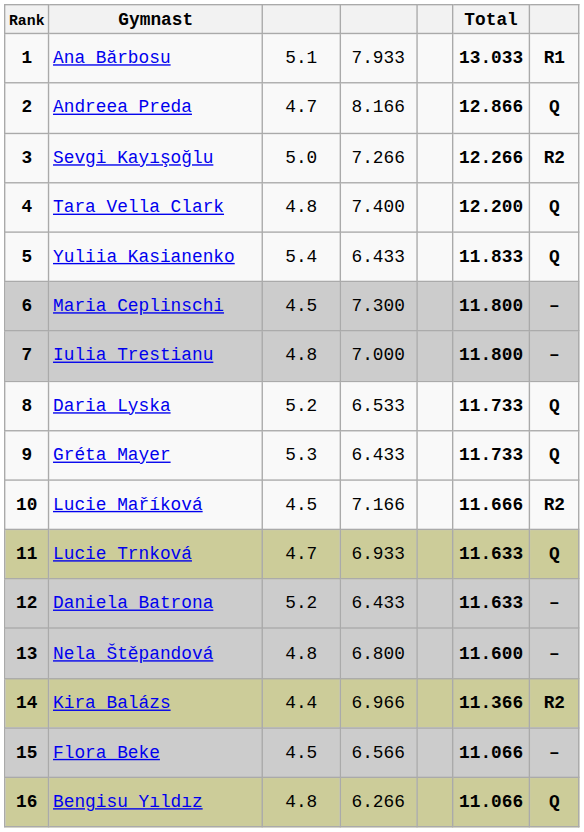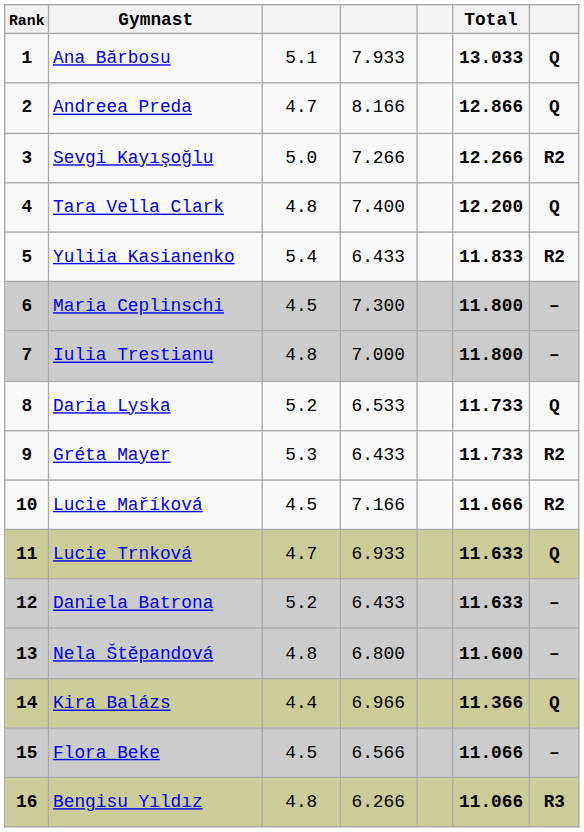(554, 59) R1 -> (554, 59) Q
(554, 257) Q -> (554, 257) R2
(554, 455) Q -> (554, 455) R2
(554, 703) R2 -> (554, 703) Q
(554, 802) Q -> (554, 802) R3
